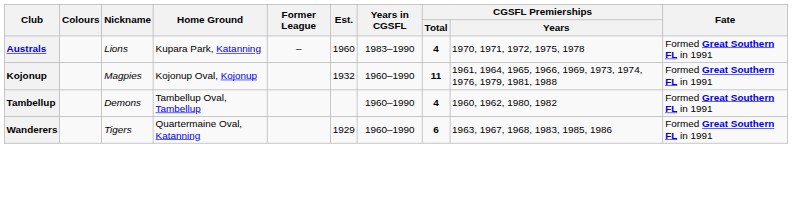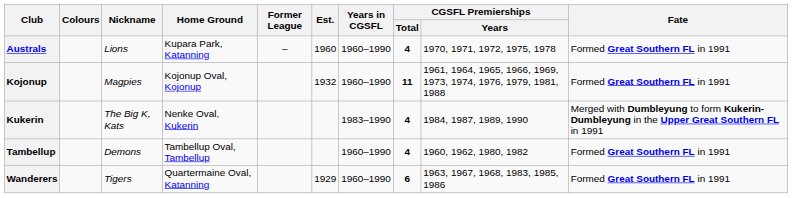(390, 49) 1983–1990 -> (366, 49) 1960–1990
+ row: (25, 119)
